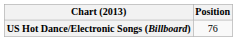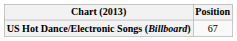(213, 28) 76 -> (213, 28) 67
